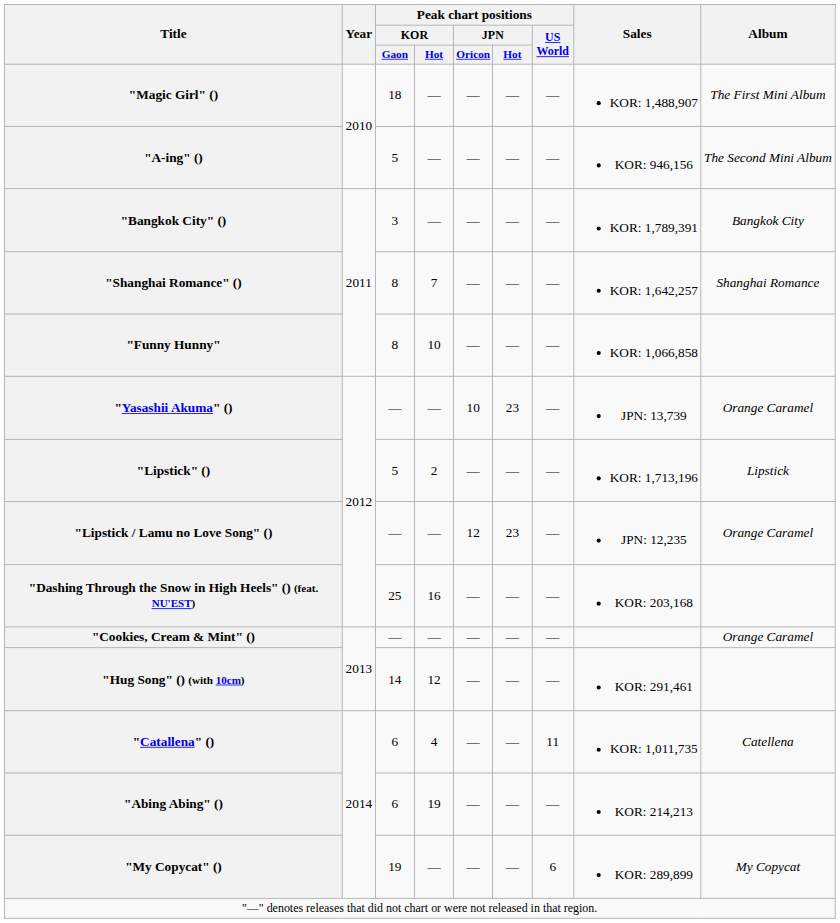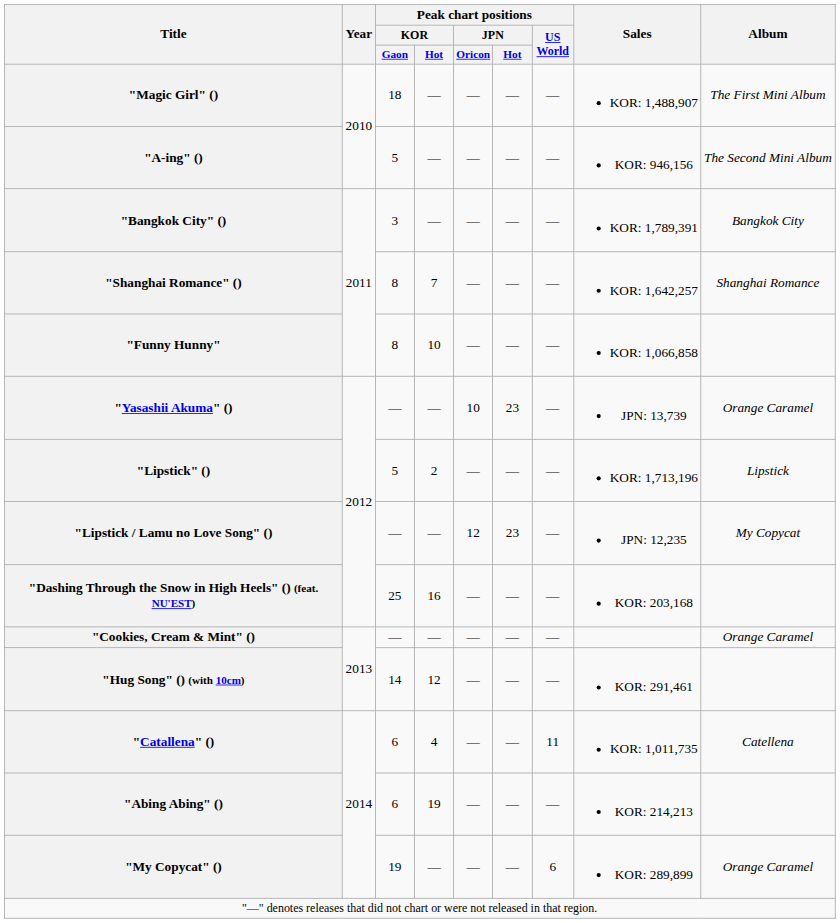(768, 533) Orange Caramel -> (768, 533) My Copycat
(768, 866) My Copycat -> (768, 866) Orange Caramel
